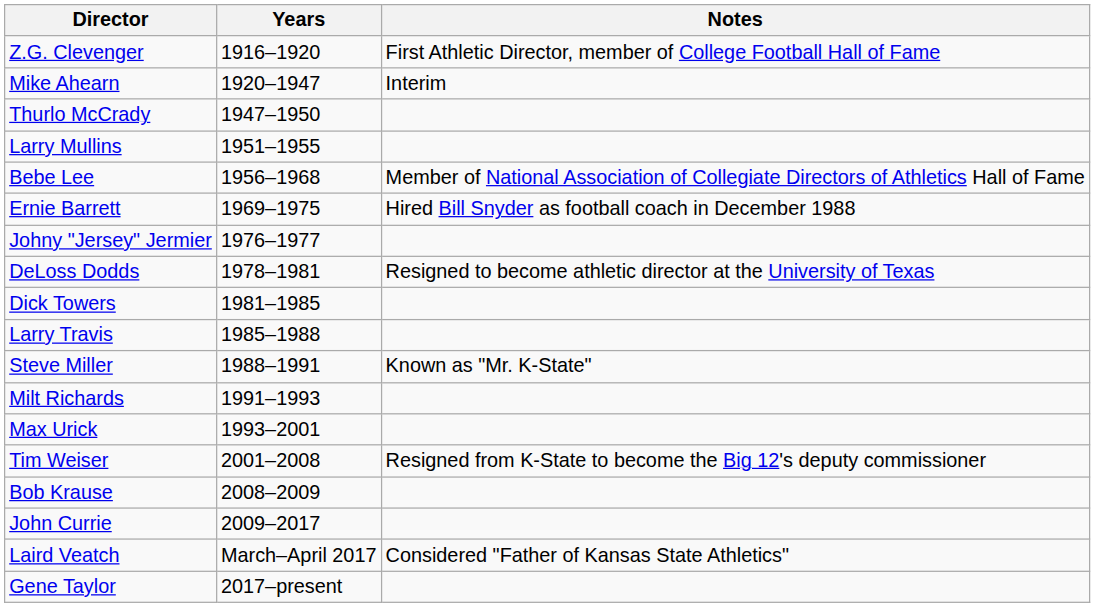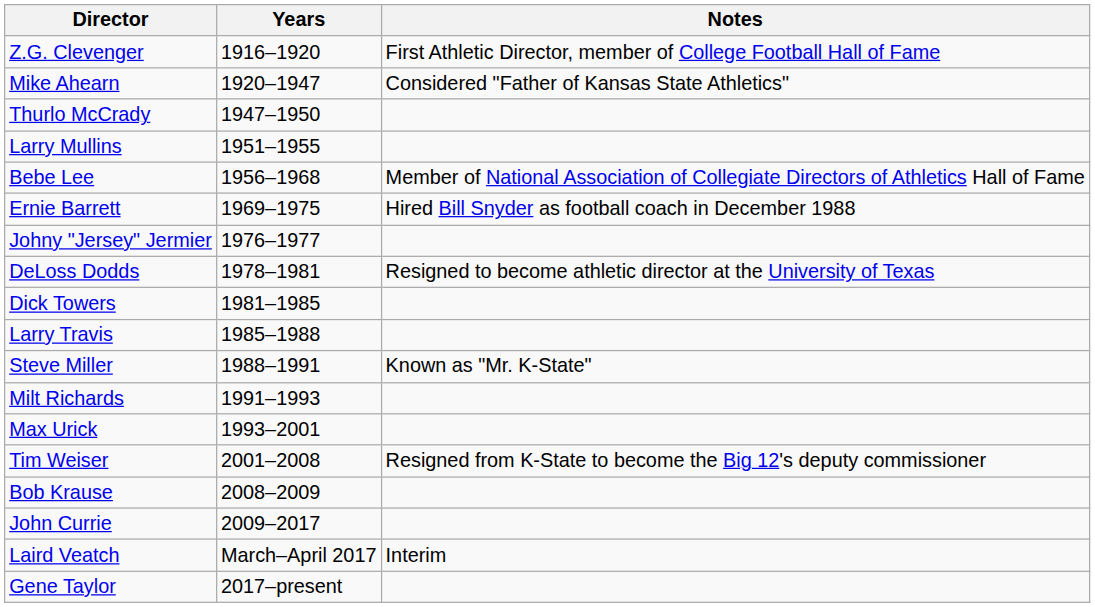(416, 83) Interim -> (587, 83) Considered "Father of Kansas State Athletics"
(587, 555) Considered "Father of Kansas State Athletics" -> (416, 555) Interim
